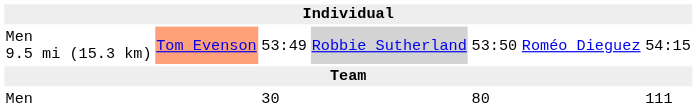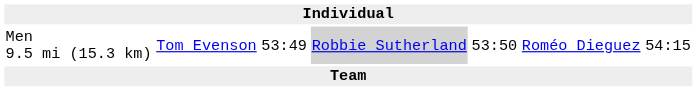(206, 45) lightsalmon background -> (206, 45) no background
- row: (19, 99)
